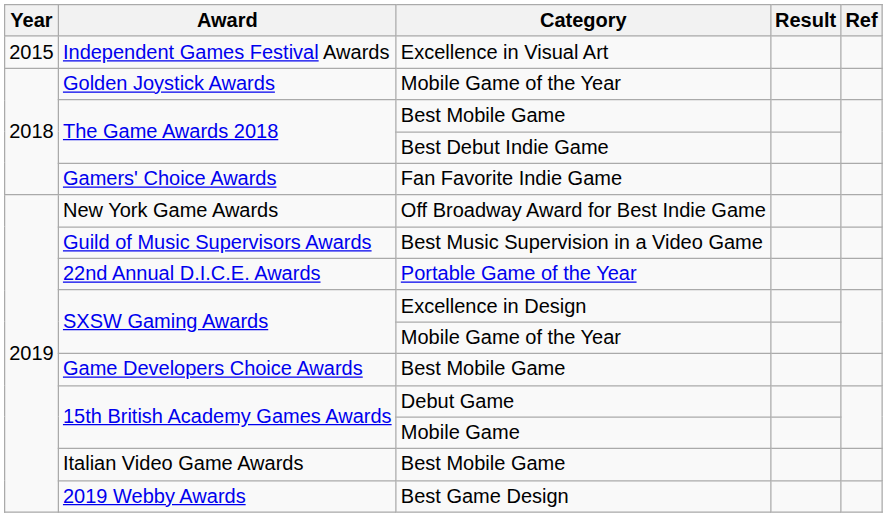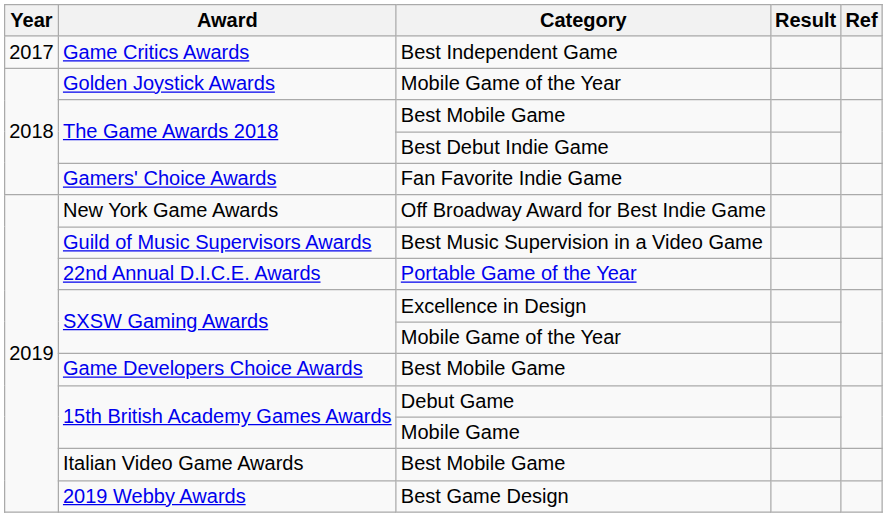- row: (226, 52)
+ row: (156, 52)
